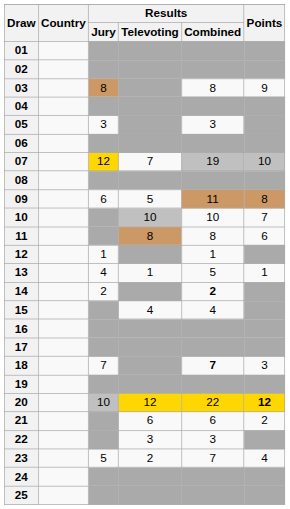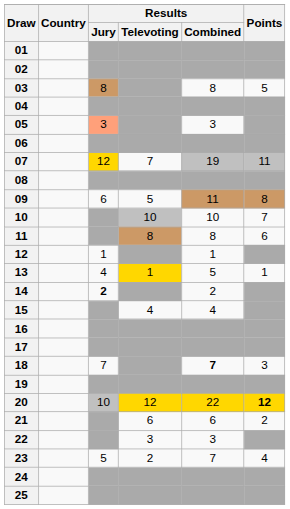(264, 87) 9 -> (264, 87) 5
(103, 124) no background -> (103, 124) lightsalmon background
(264, 161) 10 -> (264, 161) 11
(150, 273) no background -> (150, 273) gold background
(103, 291) normal -> (103, 291) bold
(213, 291) bold -> (213, 291) normal
